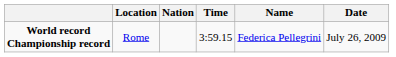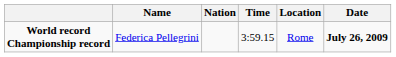columns swapped: (279, 13) <-> (136, 13)
(356, 36) normal -> (357, 36) bold
